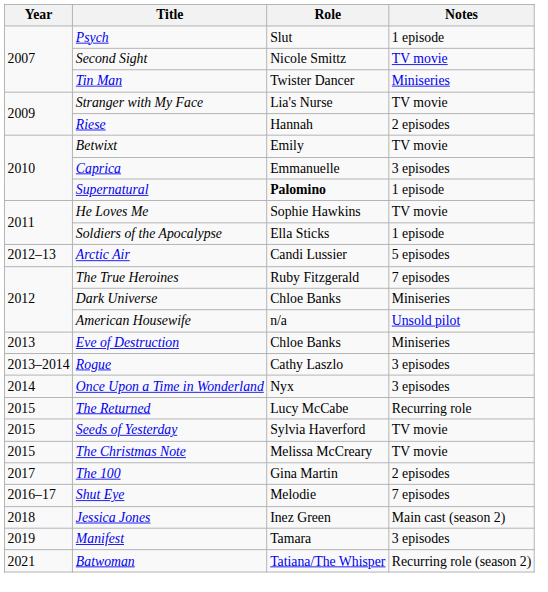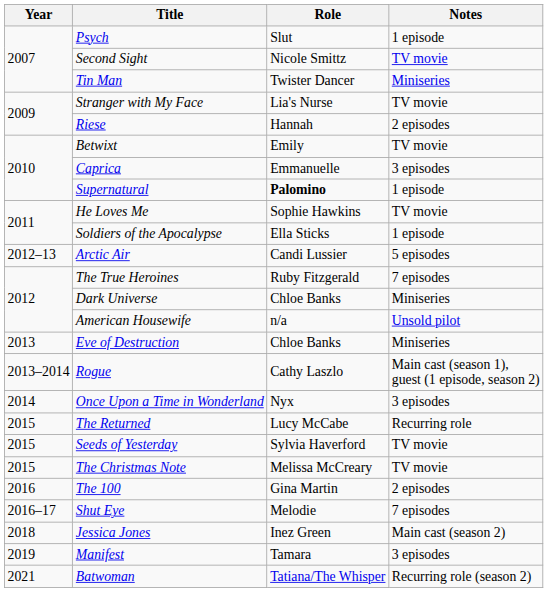(421, 364) 3 episodes -> (466, 372) Main cast (season 1), guest (1 episode, season 2)
(21, 473) 2017 -> (21, 489) 2016
